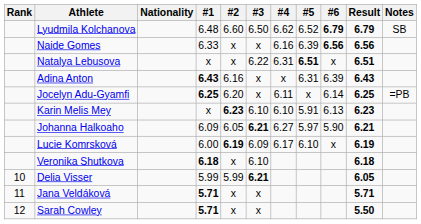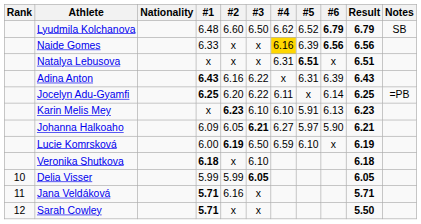(283, 45) no background -> (283, 45) gold background
(258, 62) 6.22 -> (258, 62) x
(258, 78) x -> (258, 78) 6.22
(258, 95) x -> (258, 95) 6.22
(258, 144) 6.09 -> (258, 144) 6.50
(283, 144) 6.17 -> (283, 144) 6.59
(258, 177) 6.21 -> (258, 177) 6.05
(233, 194) x -> (233, 194) 6.16
